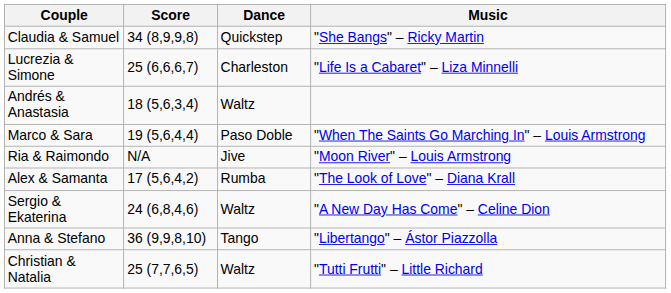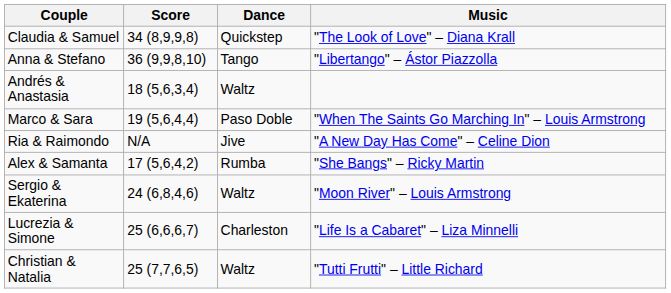(399, 37) "She Bangs" – Ricky Martin -> (415, 37) "The Look of Love" – Diana Krall
rows swapped: (56, 239) <-> (41, 67)
(413, 157) "Moon River" – Louis Armstrong -> (432, 141) "A New Day Has Come" – Celine Dion
(415, 179) "The Look of Love" – Diana Krall -> (399, 163) "She Bangs" – Ricky Martin
(432, 209) "A New Day Has Come" – Celine Dion -> (413, 193) "Moon River" – Louis Armstrong
